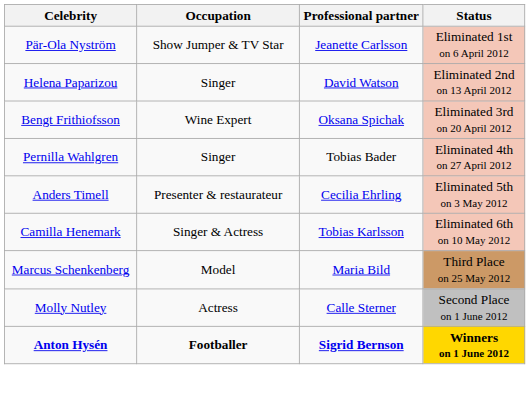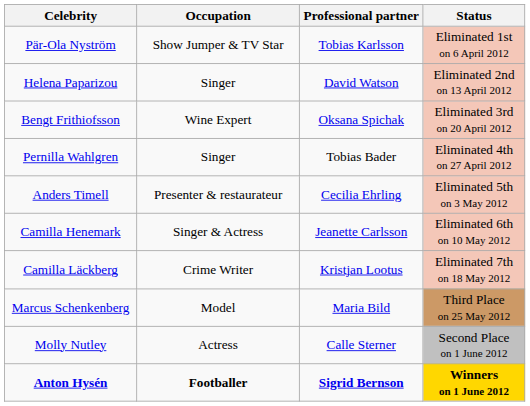(361, 45) Jeanette Carlsson -> (361, 45) Tobias Karlsson
(361, 232) Tobias Karlsson -> (361, 232) Jeanette Carlsson
+ row: (71, 270)
